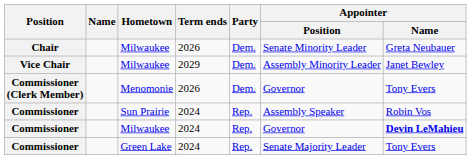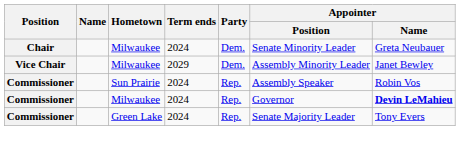(189, 47) 2026 -> (178, 47) 2024
- row: (45, 88)
